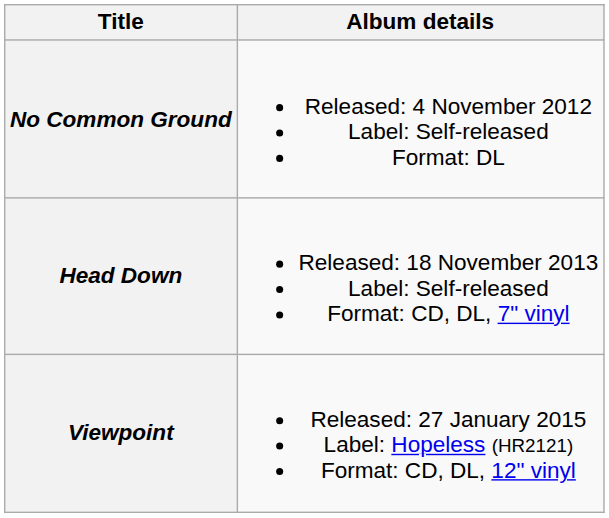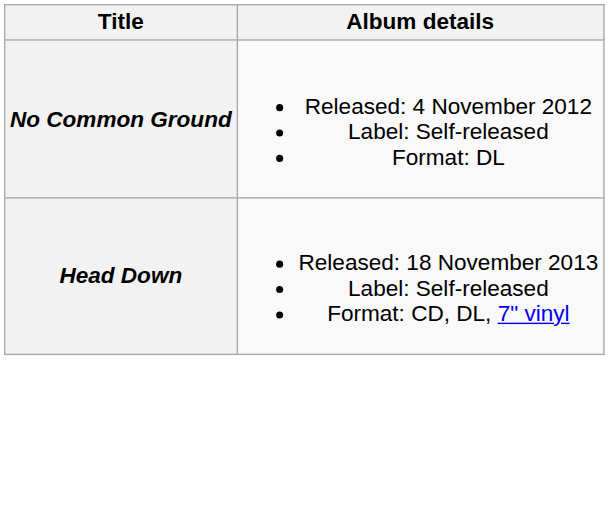- row: (121, 432)
